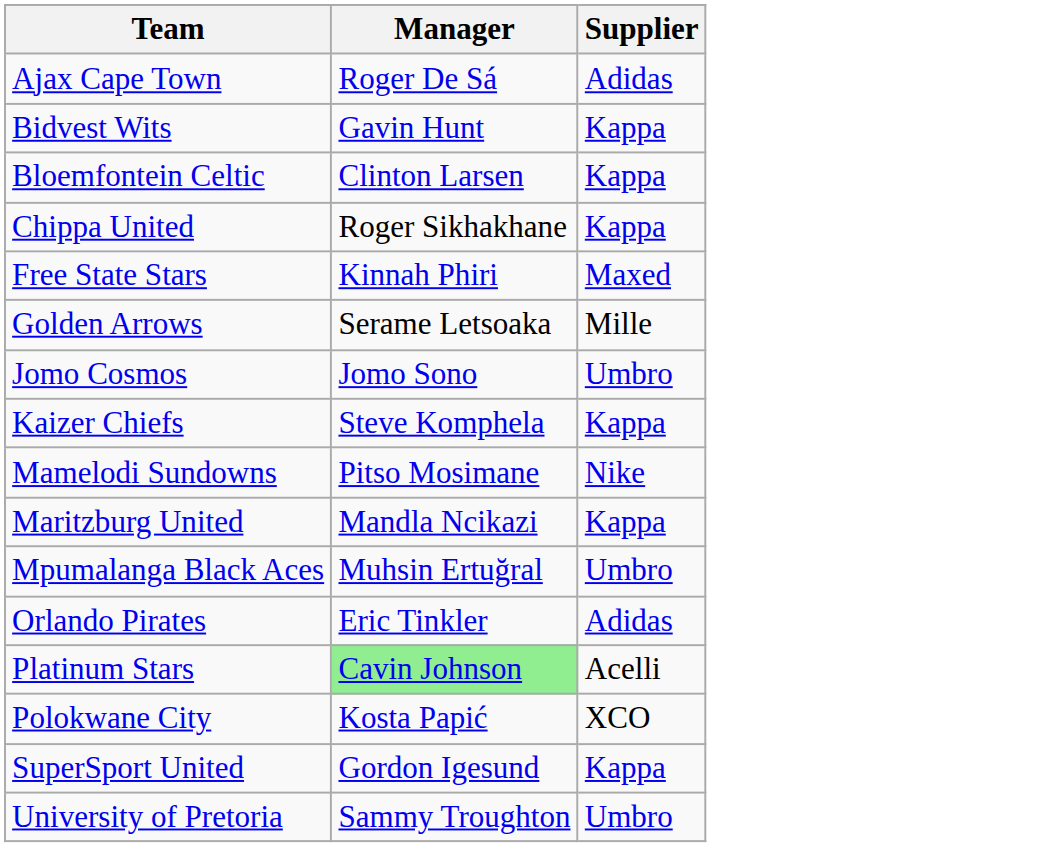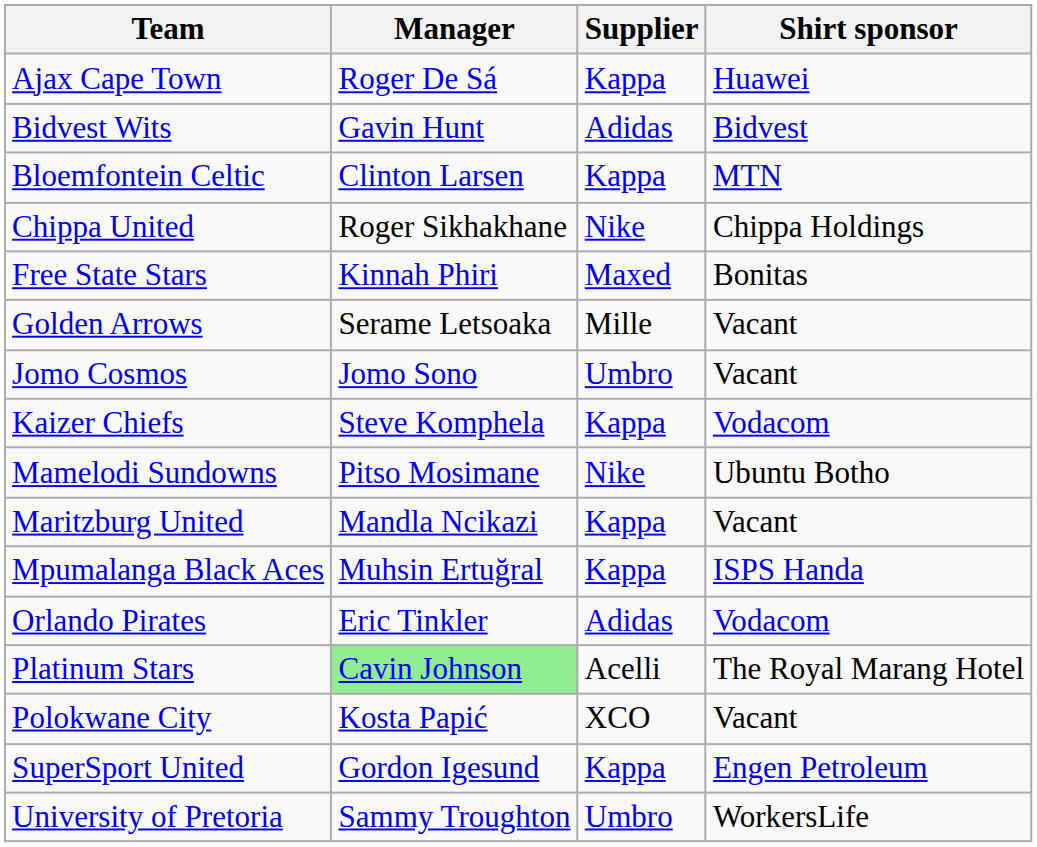+ column: (869, 29)
(629, 78) Adidas -> (625, 78) Kappa
(625, 127) Kappa -> (629, 127) Adidas
(625, 226) Kappa -> (615, 226) Nike
(629, 570) Umbro -> (625, 570) Kappa
